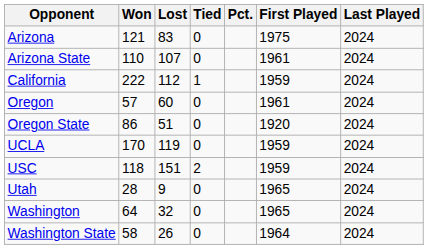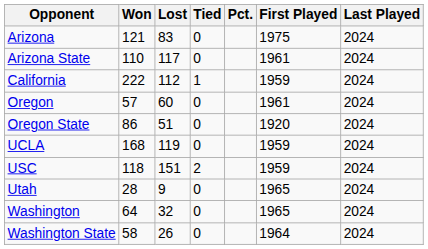(169, 59) 107 -> (169, 59) 117
(134, 146) 170 -> (134, 146) 168
